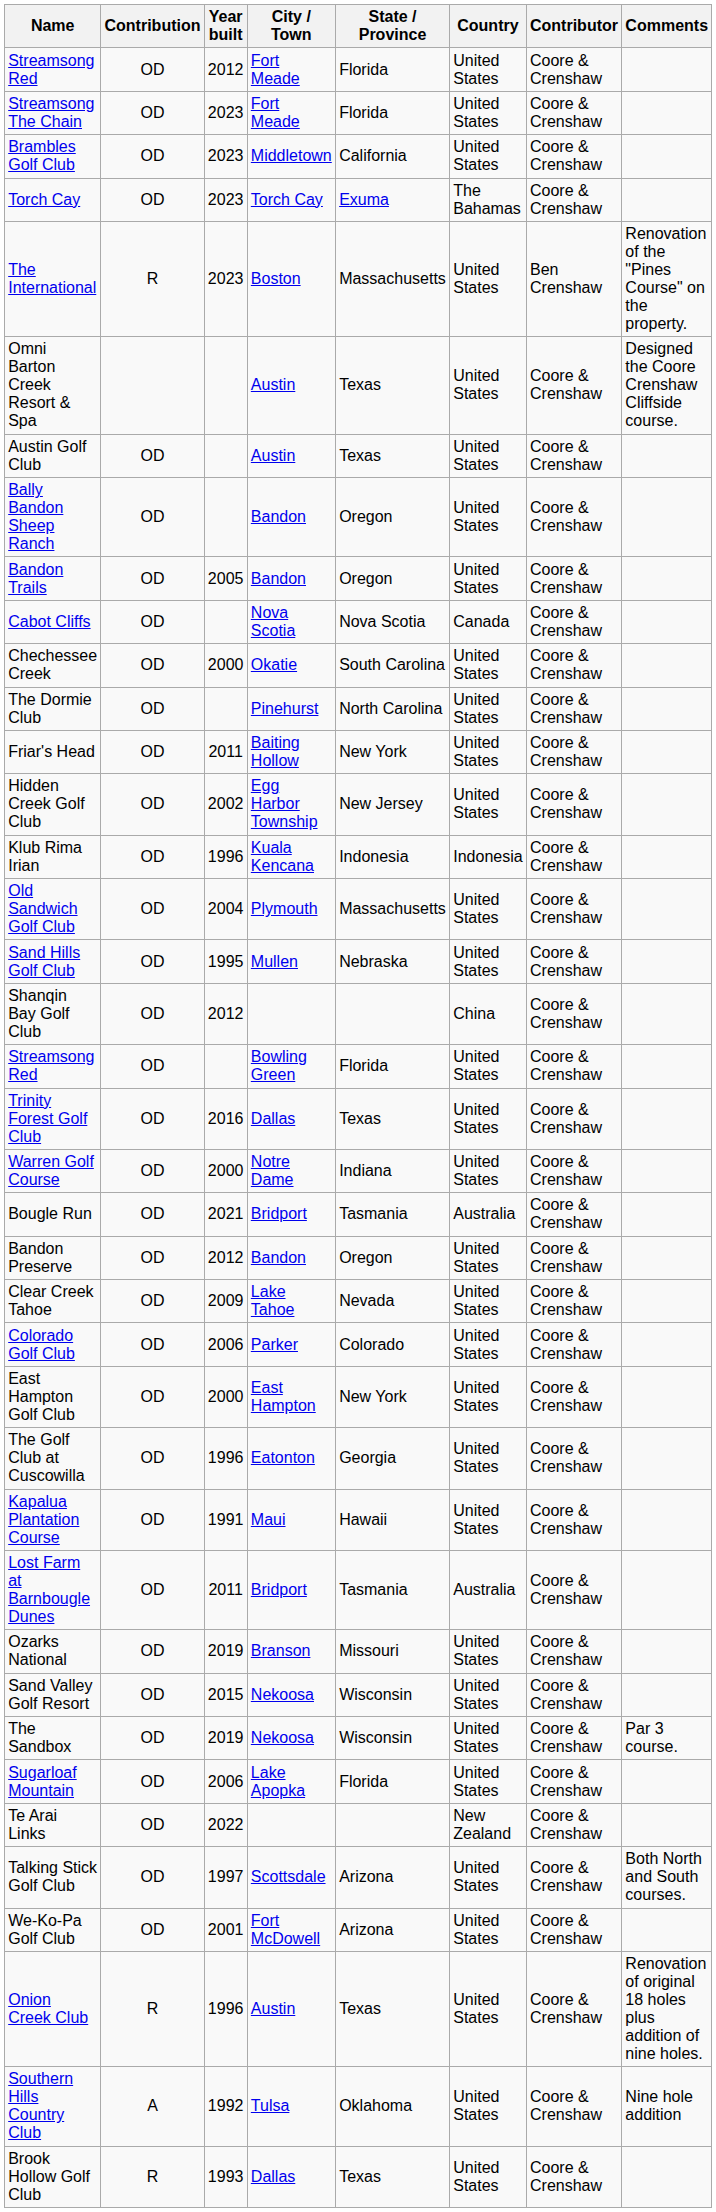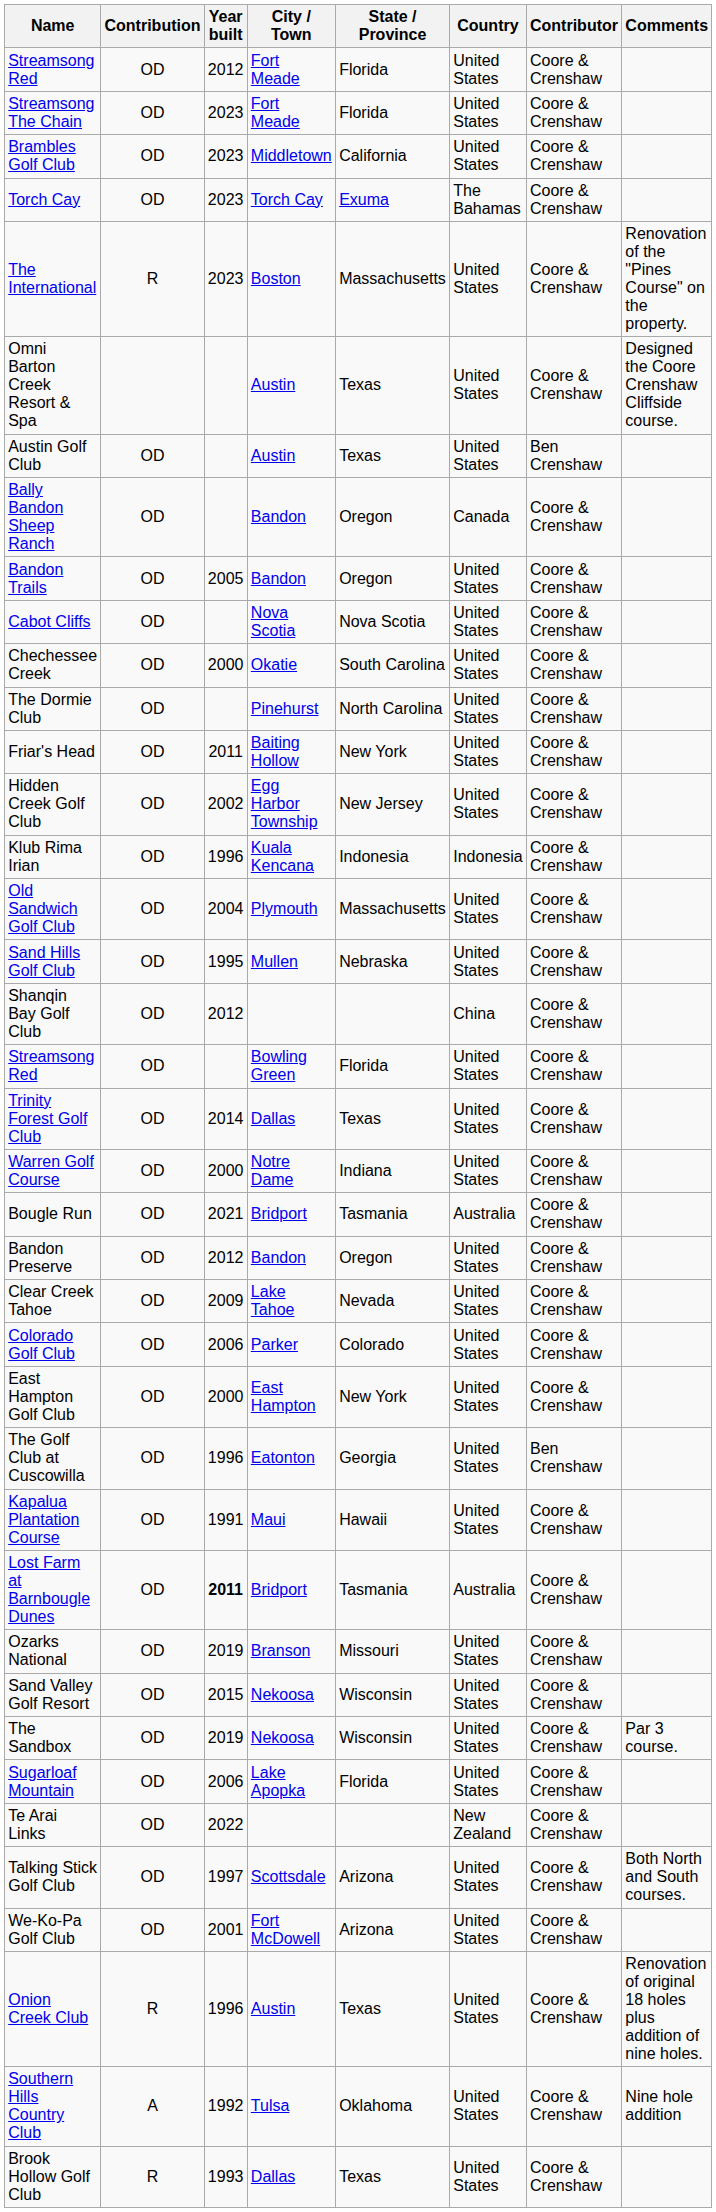(566, 279) Ben Crenshaw -> (566, 279) Coore & Crenshaw
(566, 455) Coore & Crenshaw -> (566, 455) Ben Crenshaw
(476, 517) United States -> (481, 517) Canada
(481, 621) Canada -> (476, 621) United States
(226, 1118) 2016 -> (226, 1118) 2014
(566, 1458) Coore & Crenshaw -> (566, 1458) Ben Crenshaw
(226, 1590) normal -> (226, 1590) bold
